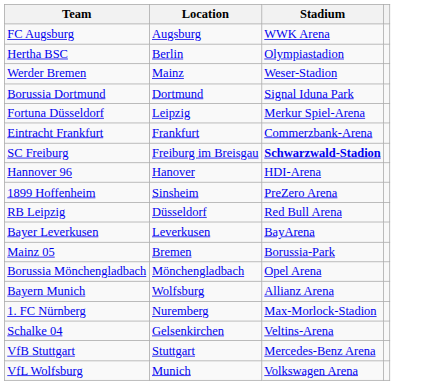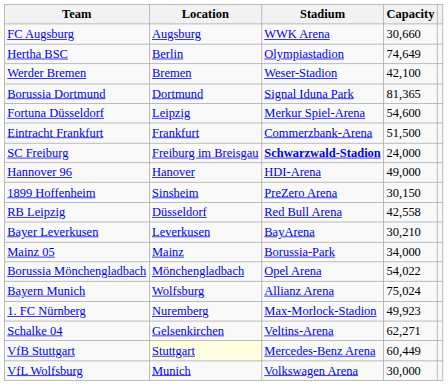+ column: (410, 14)
(168, 73) Mainz -> (172, 73) Bremen
(172, 251) Bremen -> (168, 251) Mainz
(173, 350) no background -> (173, 350) lightyellow background
